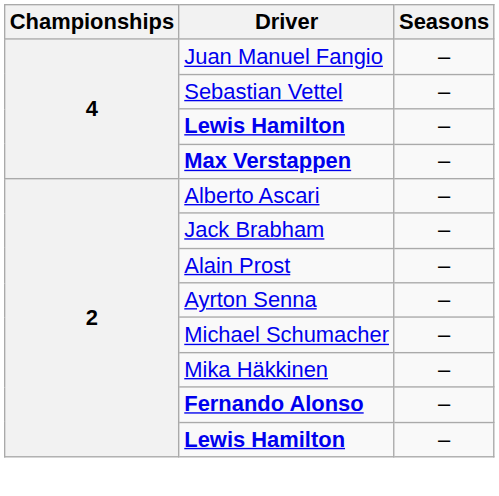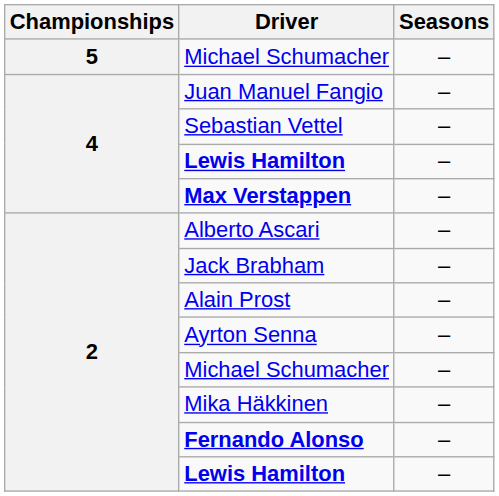+ row: (92, 56)
